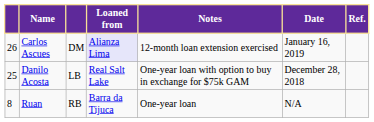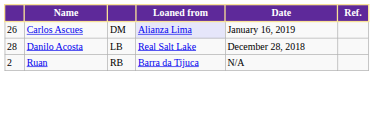- column: (210, 19)
(12, 75) 25 -> (12, 46) 28
(9, 103) 8 -> (9, 63) 2
